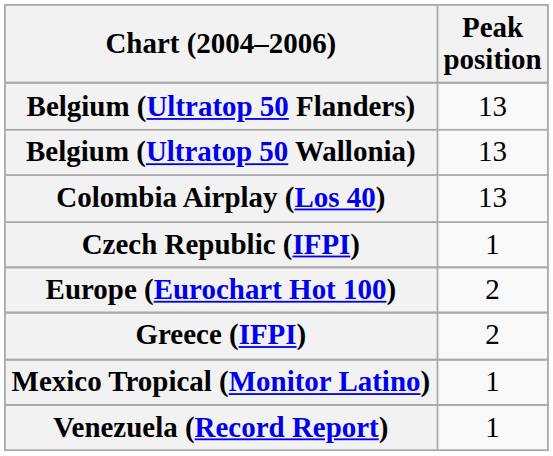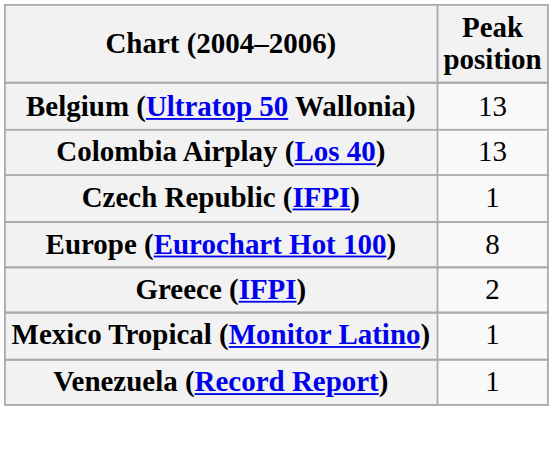- row: (221, 105)
(493, 289) 2 -> (493, 243) 8
